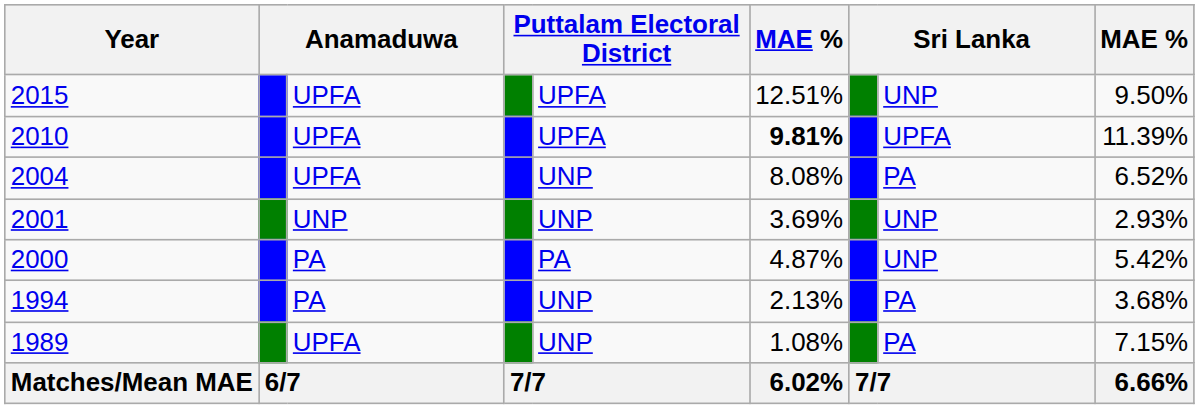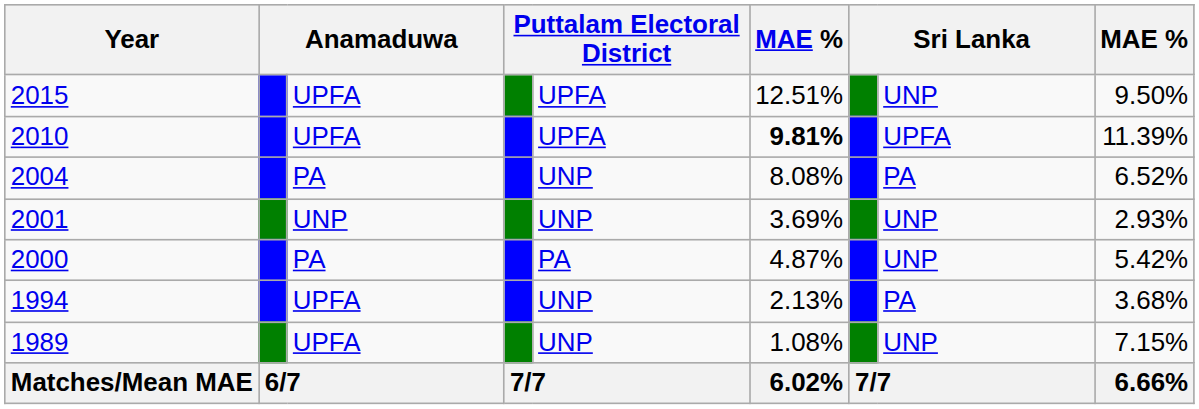(327, 177) UPFA -> (309, 177) PA
(309, 300) PA -> (327, 300) UPFA
(900, 341) PA -> (911, 341) UNP
